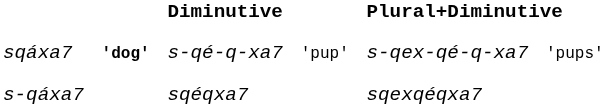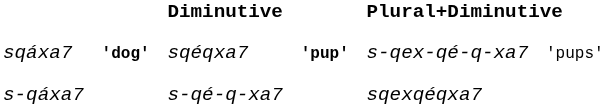(225, 53) s-qé-q-xa7 -> (208, 53) sqéqxa7
(325, 53) normal -> (325, 52) bold
(208, 95) sqéqxa7 -> (225, 95) s-qé-q-xa7
